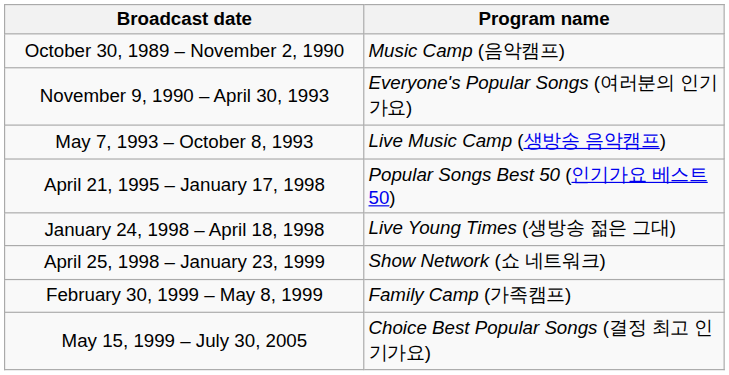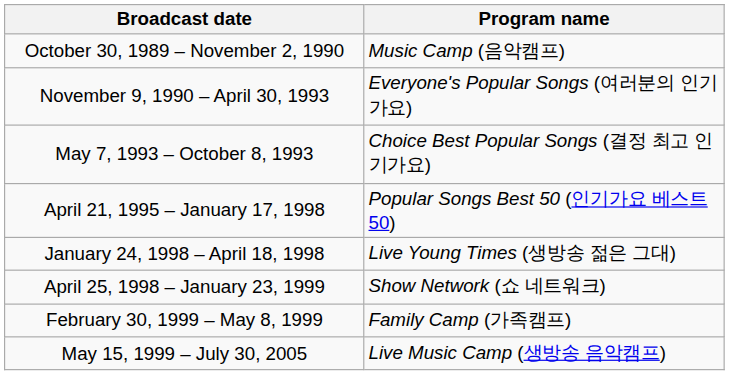(517, 141) Live Music Camp (생방송 음악캠프) -> (541, 153) Choice Best Popular Songs (결정 최고 인기가요)
(541, 340) Choice Best Popular Songs (결정 최고 인기가요) -> (517, 352) Live Music Camp (생방송 음악캠프)
